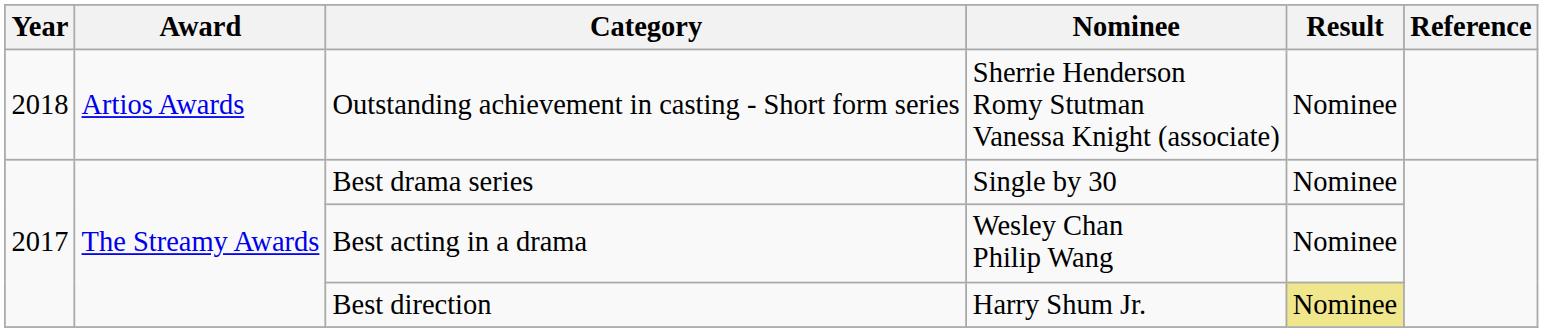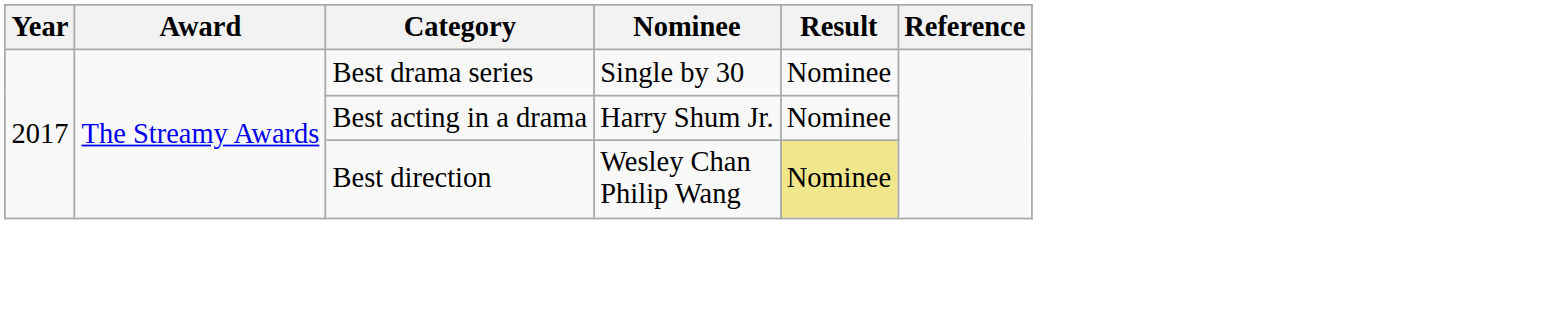- row: (646, 104)
(1048, 242) Wesley Chan Philip Wang -> (687, 117) Harry Shum Jr.
(1059, 303) Harry Shum Jr. -> (675, 178) Wesley Chan Philip Wang
